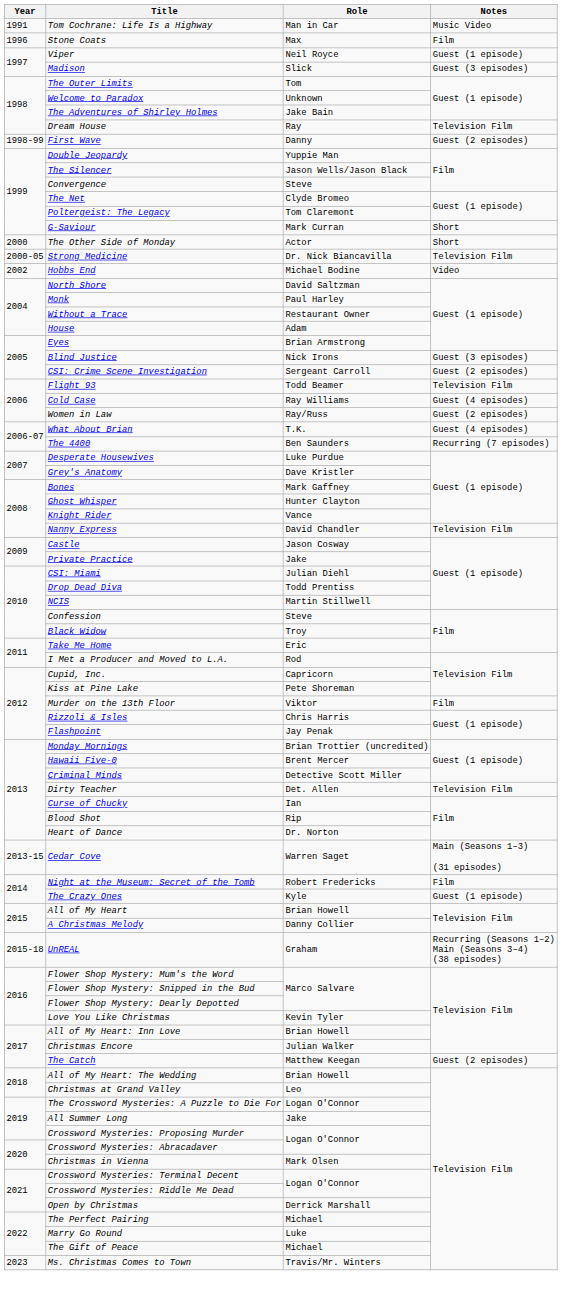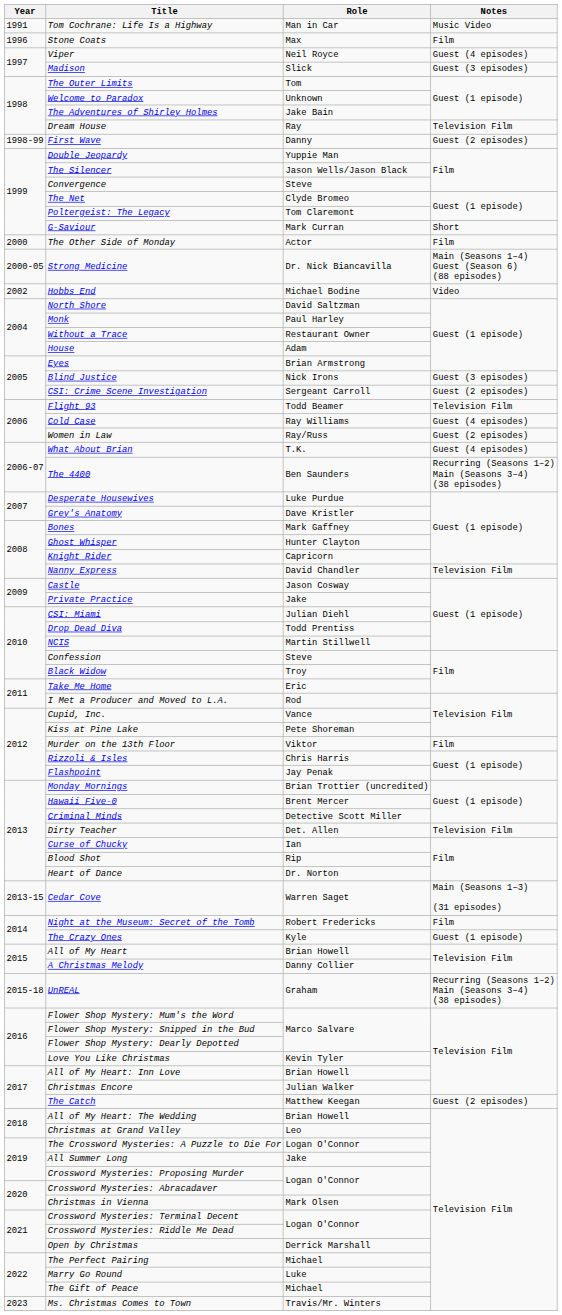(478, 55) Guest (1 episode) -> (481, 55) Guest (4 episodes)
(446, 242) Short -> (443, 242) Film
(473, 256) Television Film -> (481, 267) Main (Seasons 1–4) Guest (Season 6) (88 episodes)
(491, 444) Recurring (7 episodes) -> (494, 474) Recurring (Seasons 1–2) Main (Seasons 3–4) (38 episodes)
(299, 516) Vance -> (309, 557) Capricorn
(309, 674) Capricorn -> (299, 715) Vance
